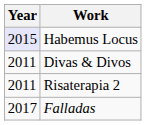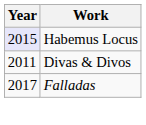- row: (82, 85)
